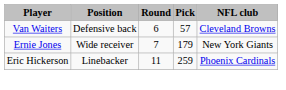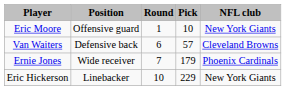+ row: (38, 28)
(238, 45) New York Giants -> (240, 61) Phoenix Cardinals
(156, 61) 11 -> (159, 77) 10
(185, 61) 259 -> (188, 77) 229
(238, 61) Phoenix Cardinals -> (240, 77) New York Giants
